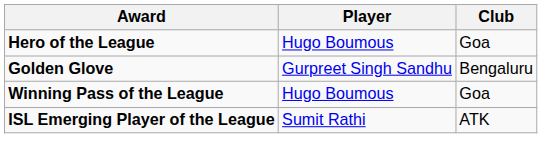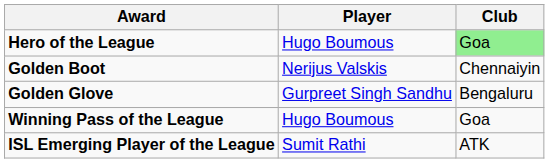(475, 42) no background -> (475, 42) lightgreen background
+ row: (57, 68)
